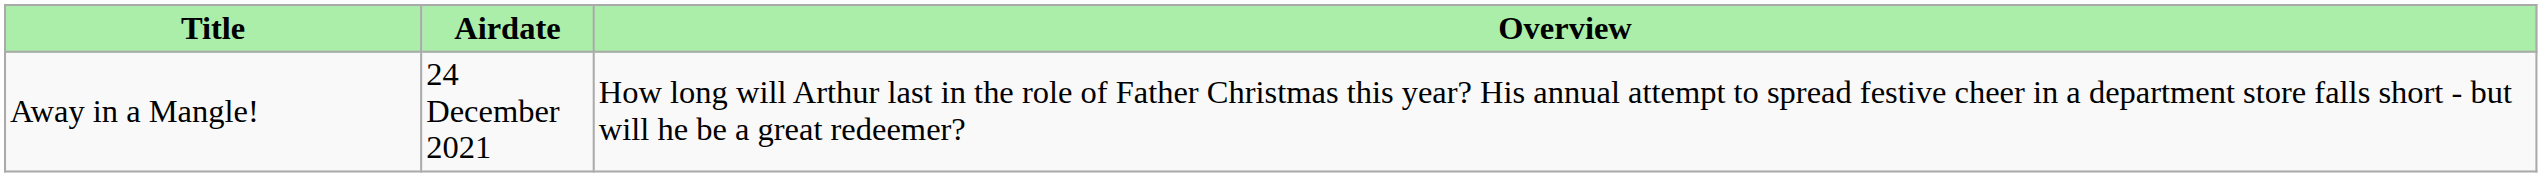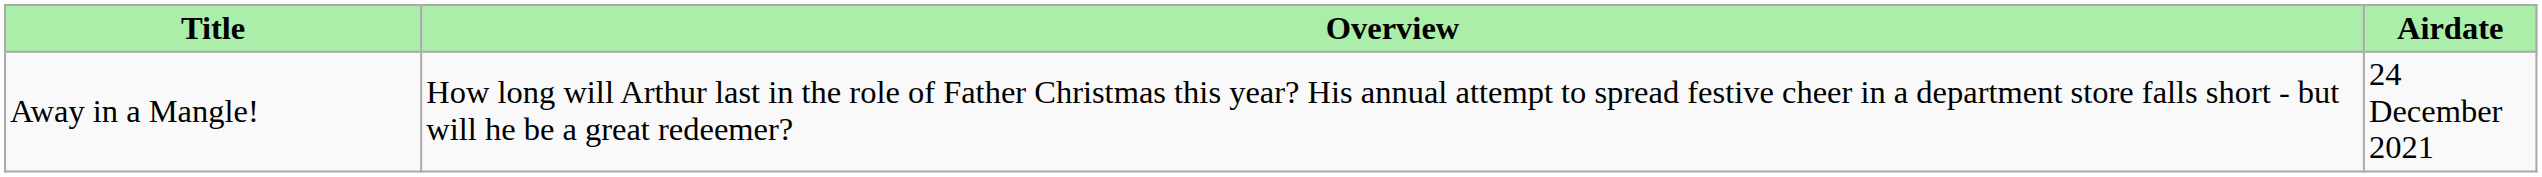columns swapped: (507, 27) <-> (1565, 27)
